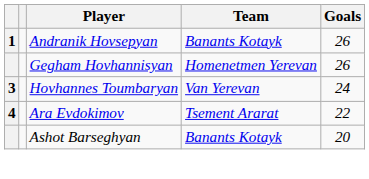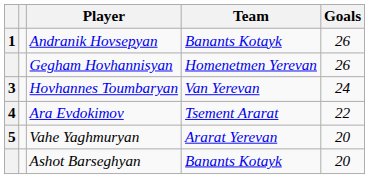+ row: (84, 137)
